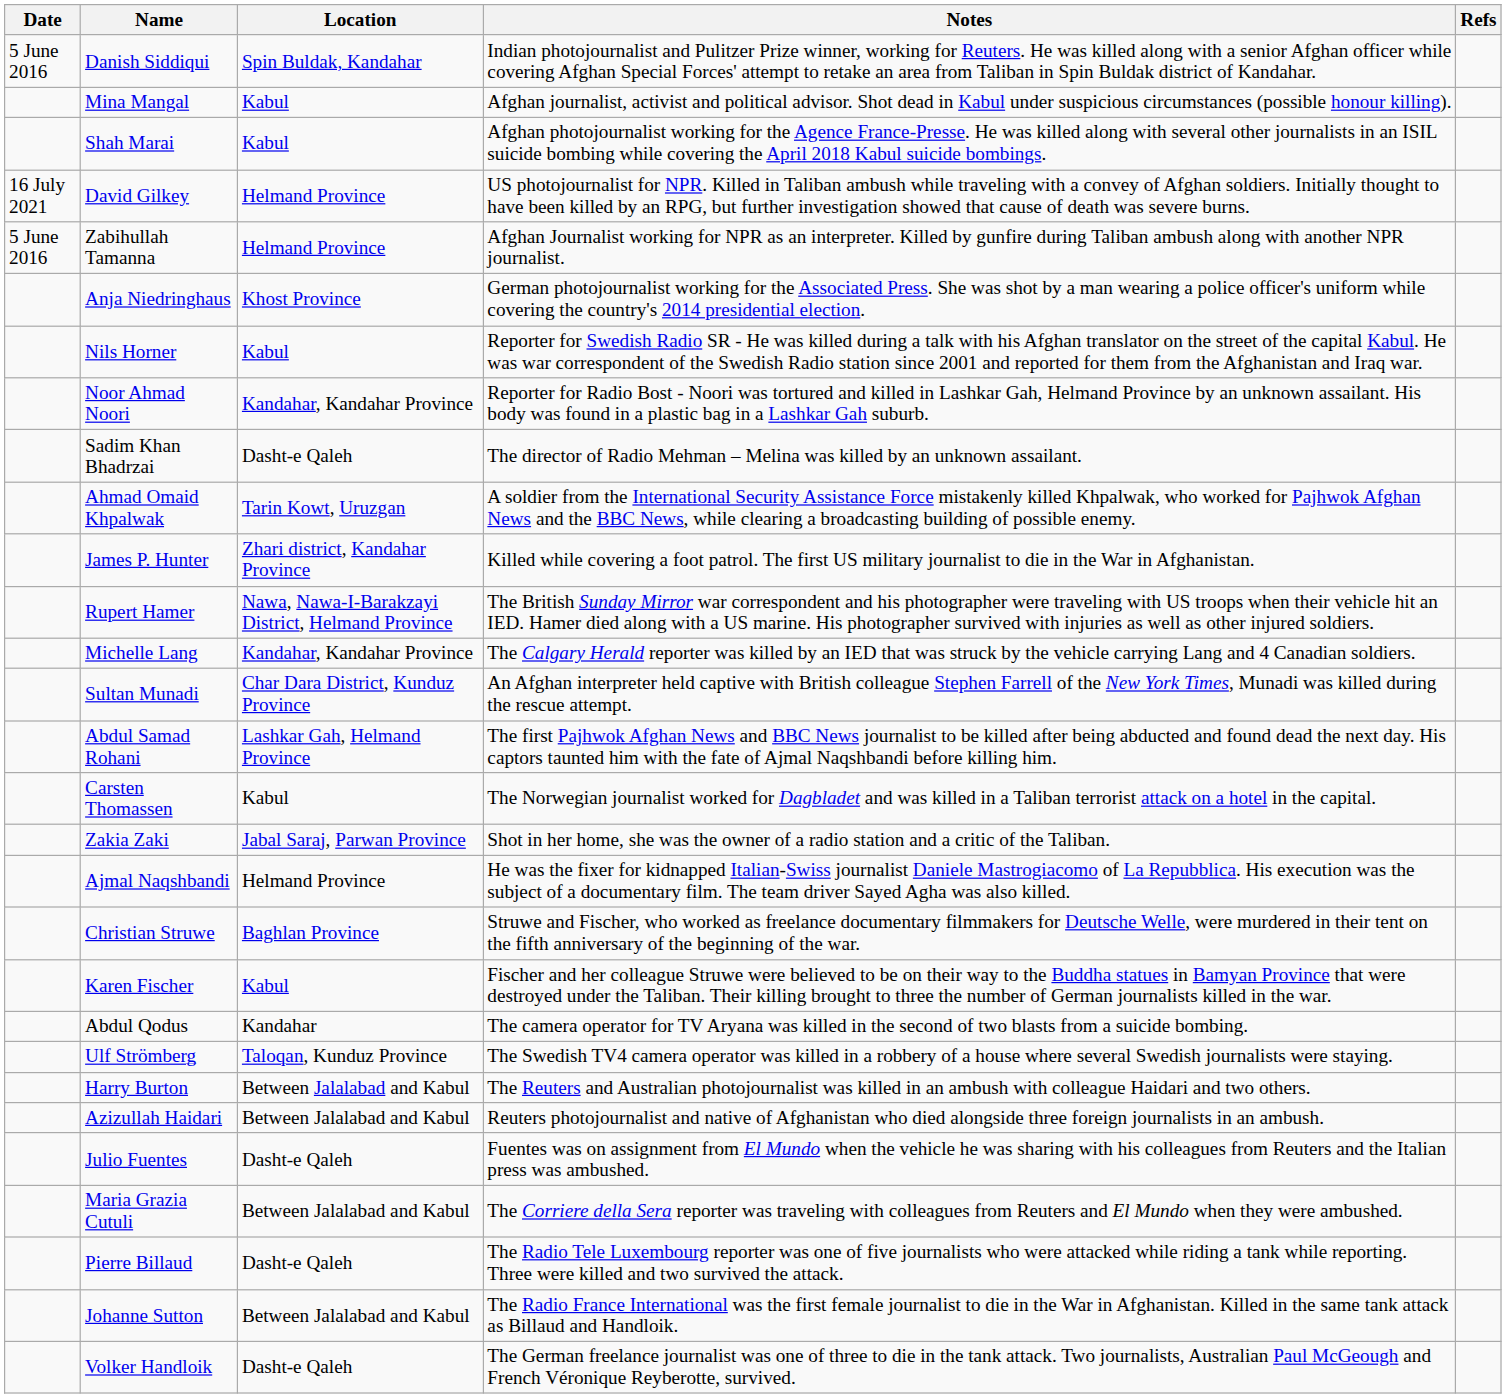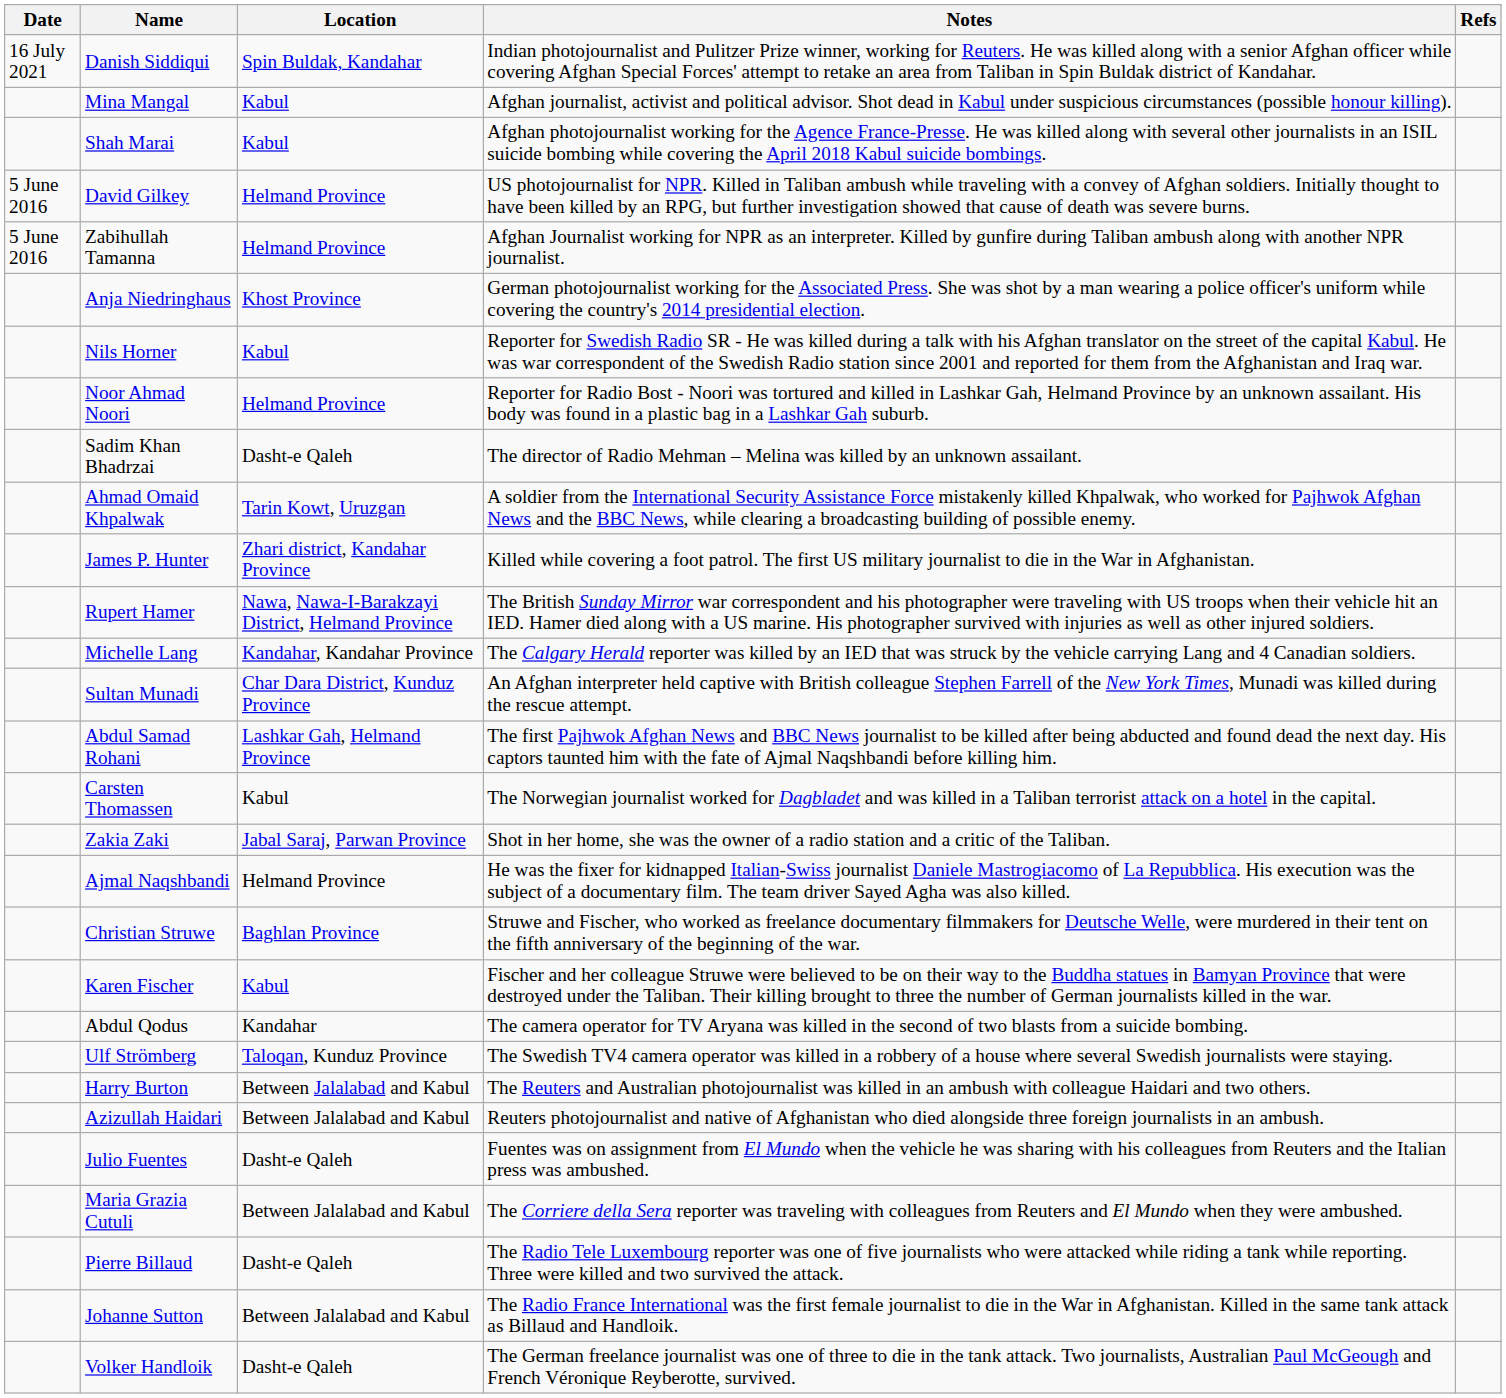(34, 60) 5 June 2016 -> (37, 60) 16 July 2021
(37, 195) 16 July 2021 -> (34, 195) 5 June 2016
(357, 403) Kandahar, Kandahar Province -> (314, 403) Helmand Province
